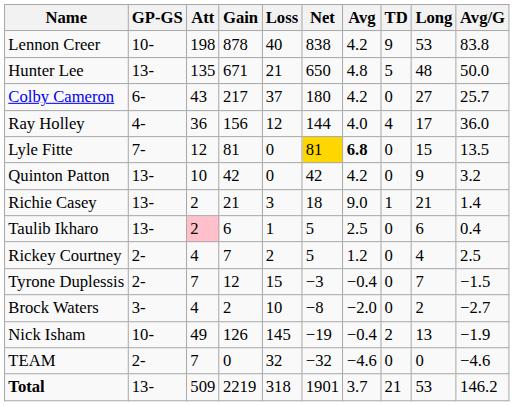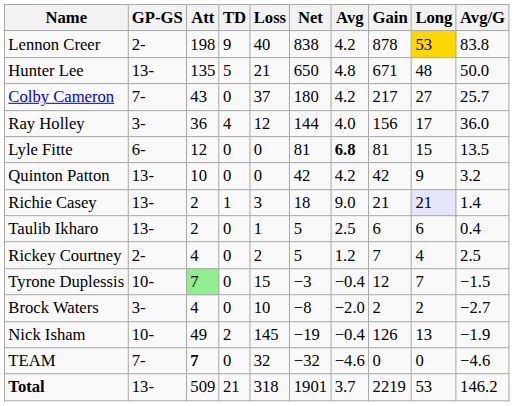columns swapped: (241, 17) <-> (396, 17)
(143, 44) 10- -> (139, 44) 2-
(424, 44) no background -> (424, 44) gold background
(139, 96) 6- -> (139, 96) 7-
(139, 123) 4- -> (139, 123) 3-
(139, 149) 7- -> (139, 149) 6-
(314, 149) gold background -> (302, 149) no background
(424, 202) no background -> (424, 202) lavender background
(194, 228) pink background -> (194, 228) no background
(139, 281) 2- -> (143, 281) 10-
(194, 281) no background -> (194, 281) lightgreen background
(139, 360) 2- -> (139, 360) 7-
(194, 360) normal -> (194, 360) bold
